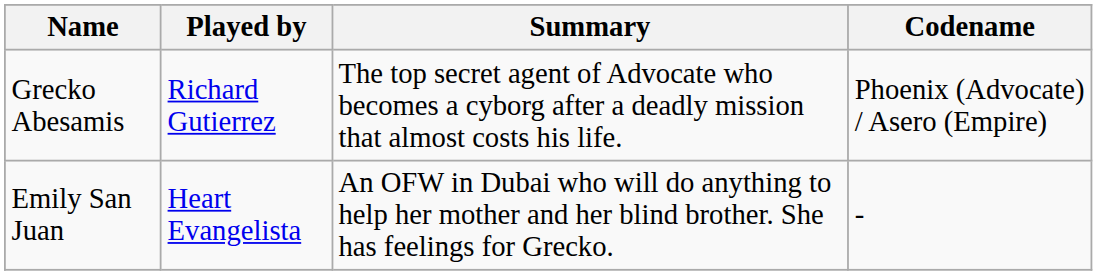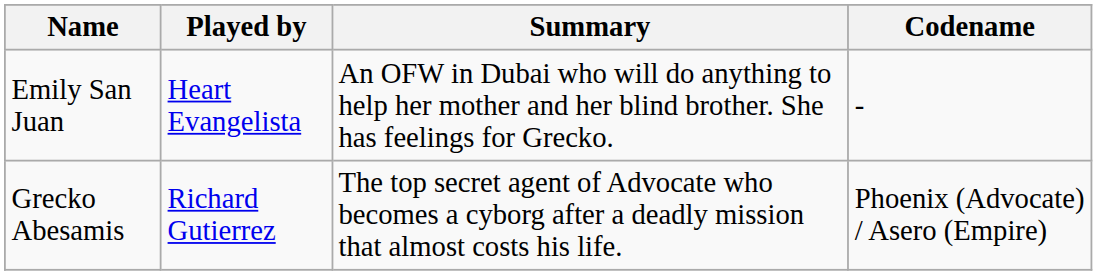rows swapped: (68, 104) <-> (72, 214)
